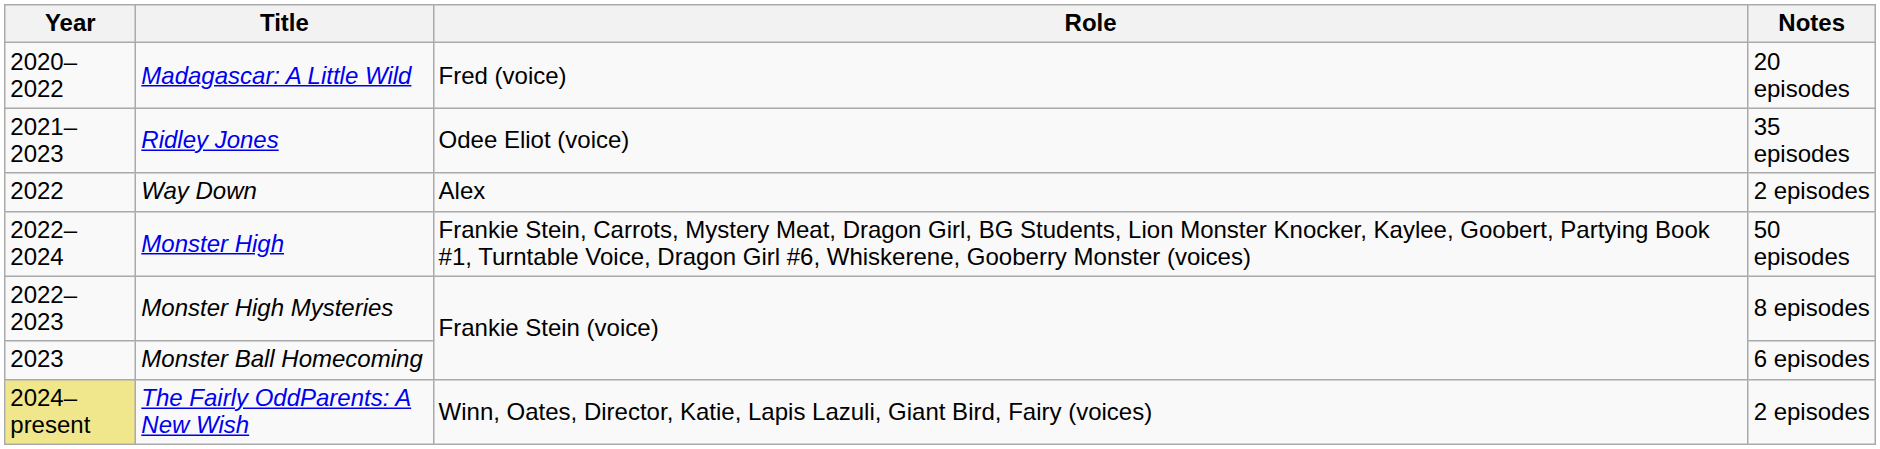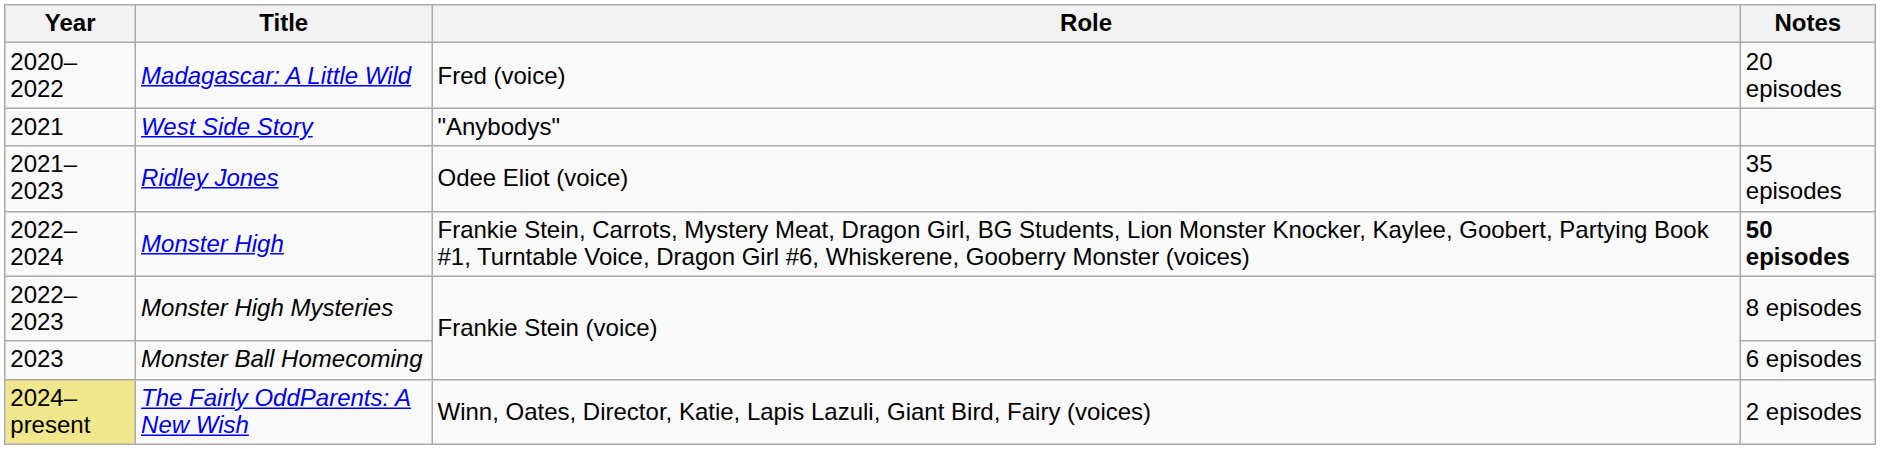+ row: (227, 126)
- row: (199, 191)
(1802, 243) normal -> (1798, 243) bold
